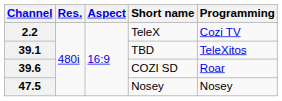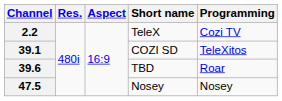(143, 50) TBD -> (155, 50) COZI SD
(155, 68) COZI SD -> (143, 68) TBD
